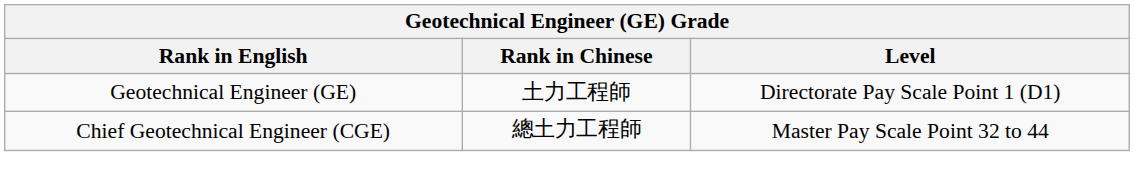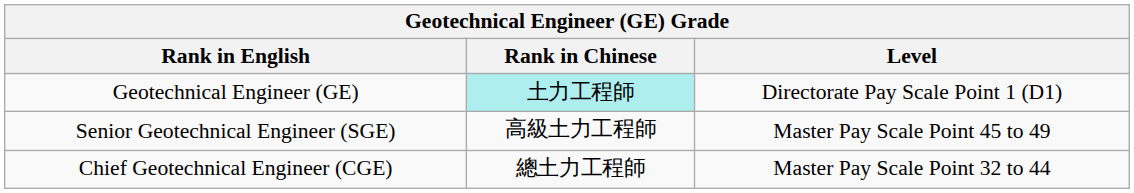(576, 91) no background -> (581, 91) paleturquoise background
+ row: (236, 130)
